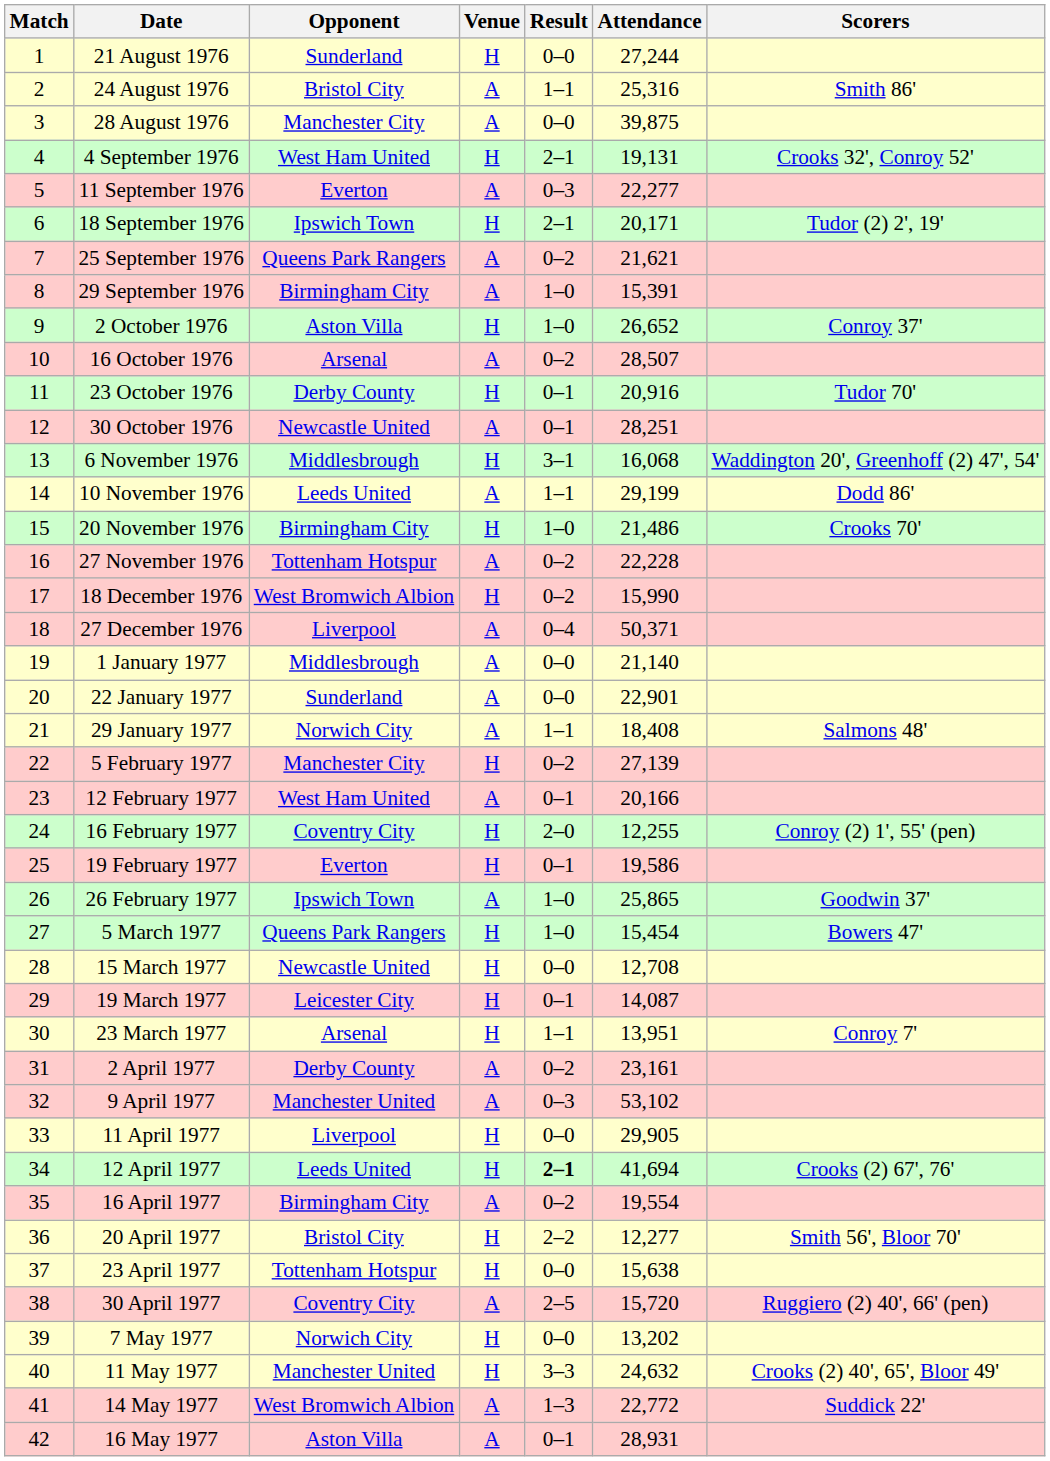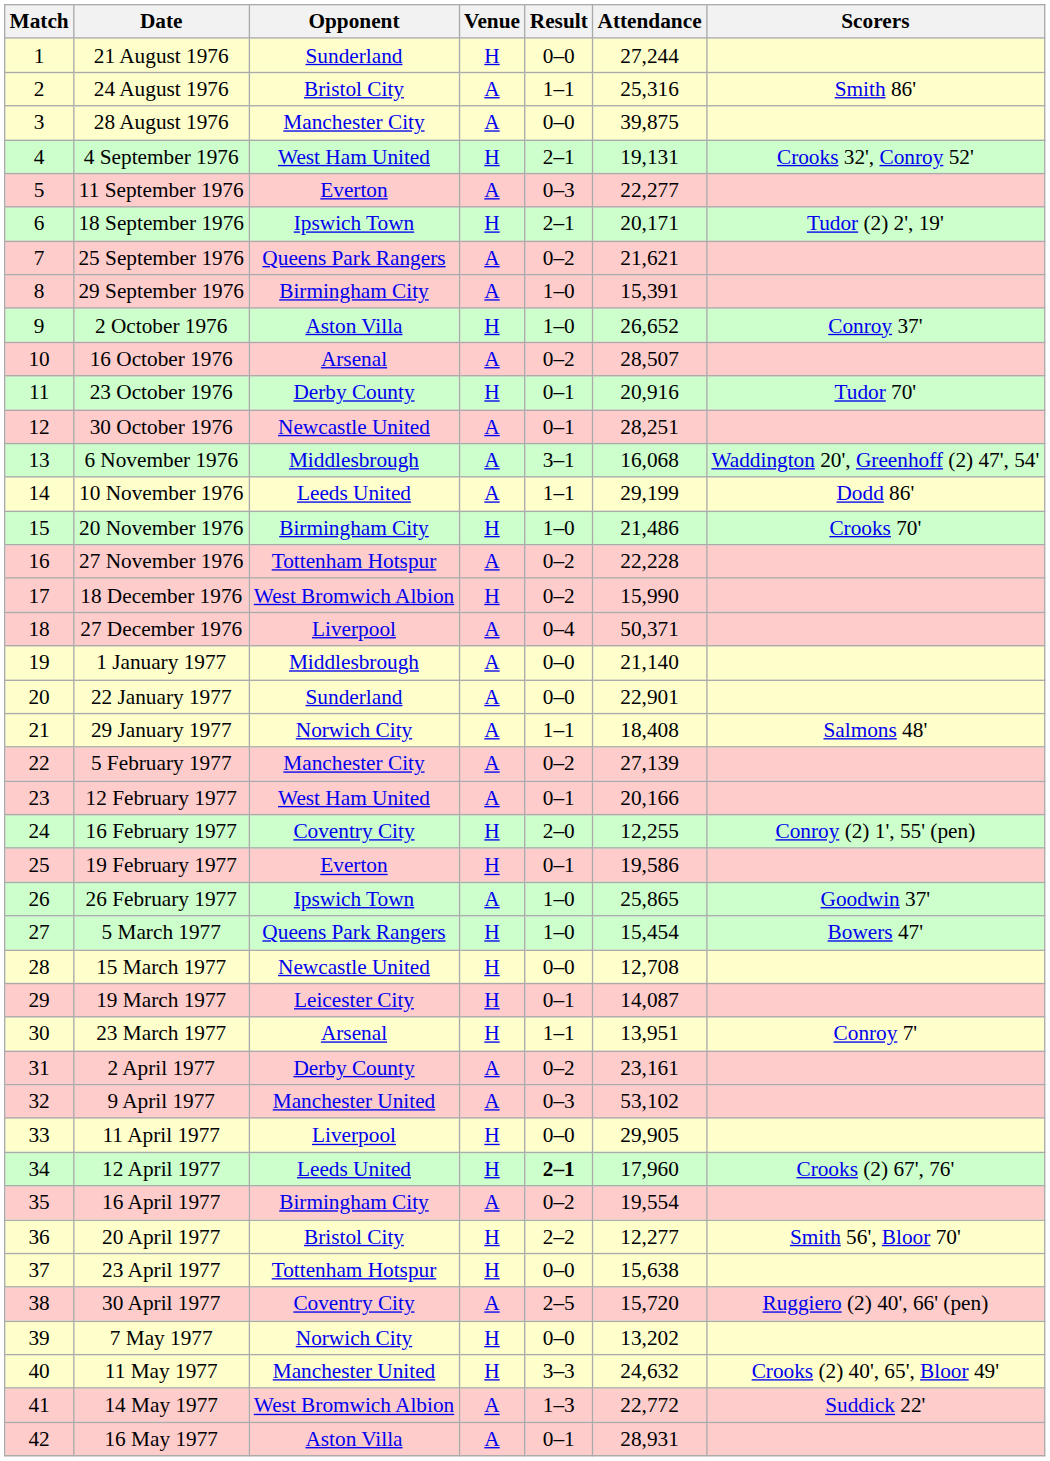(492, 460) H -> (492, 460) A
(492, 763) H -> (492, 763) A
(650, 1168) 41,694 -> (650, 1168) 17,960
